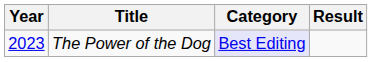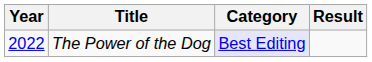(26, 43) 2023 -> (26, 43) 2022
